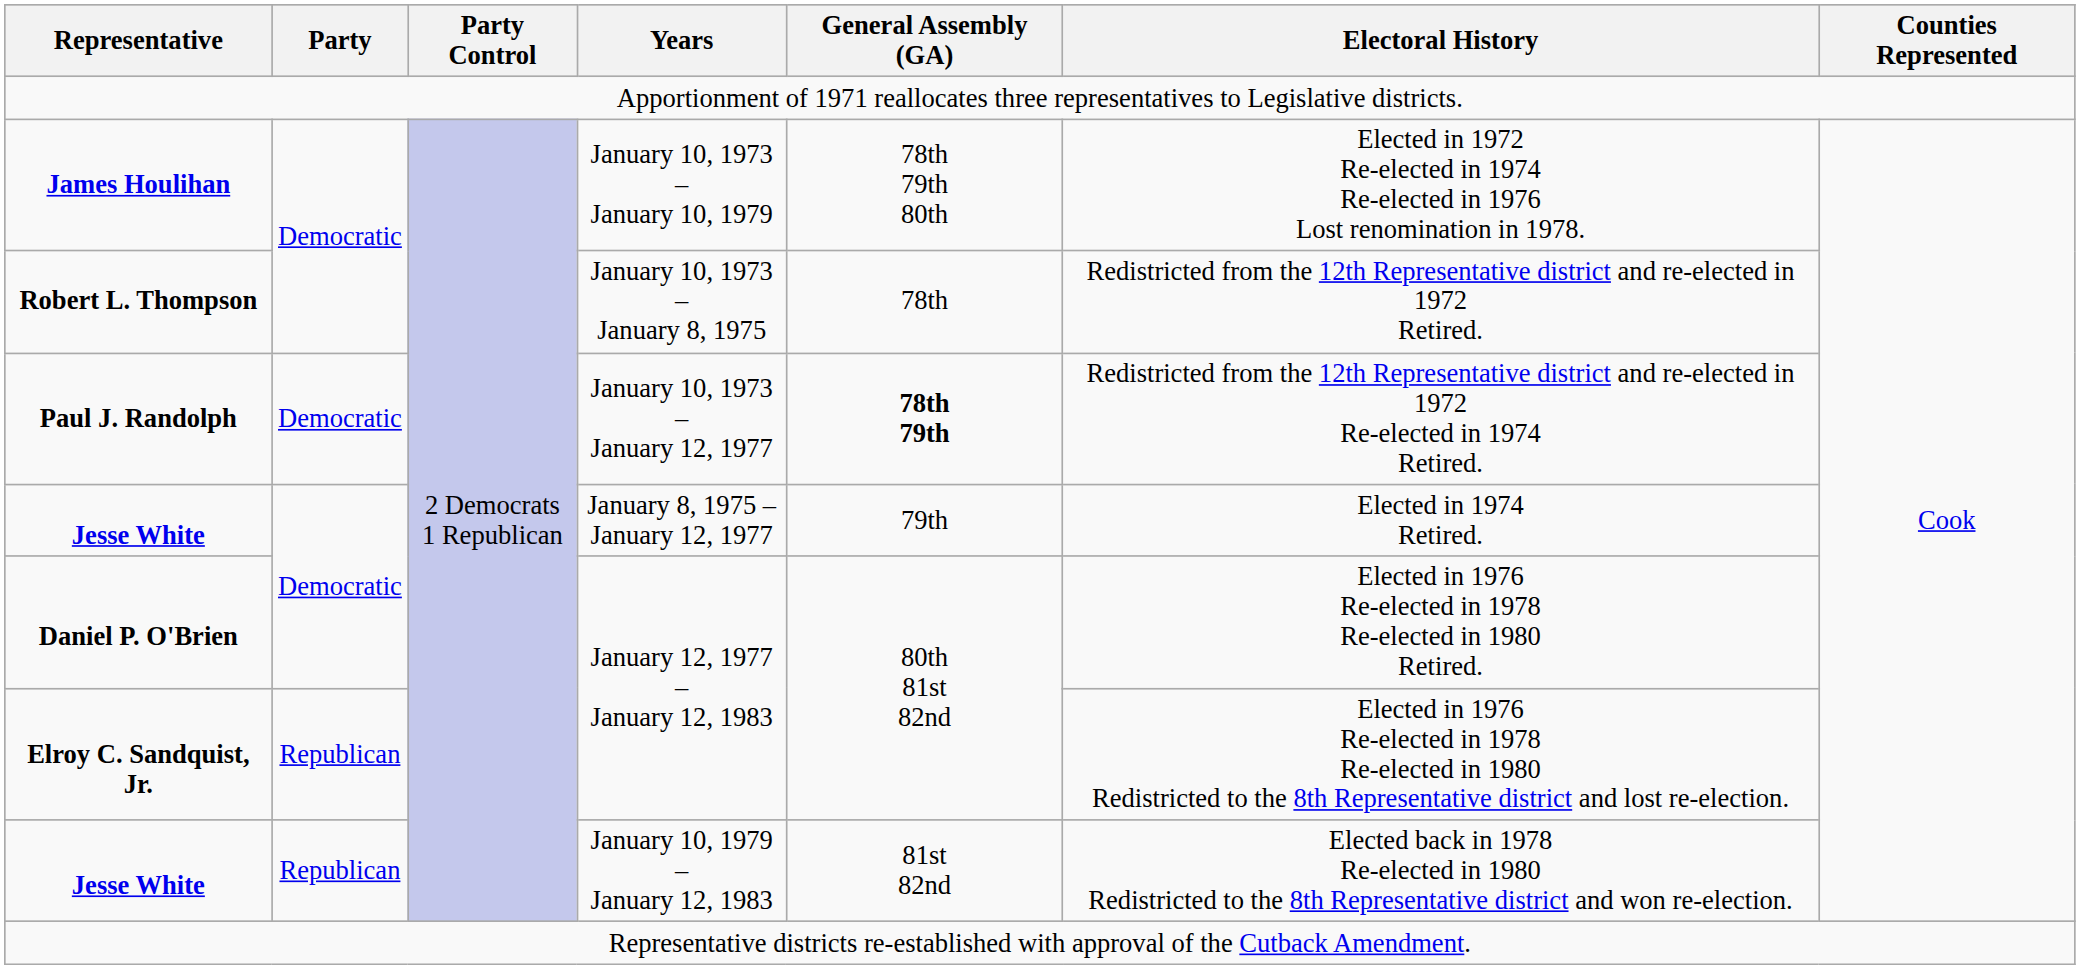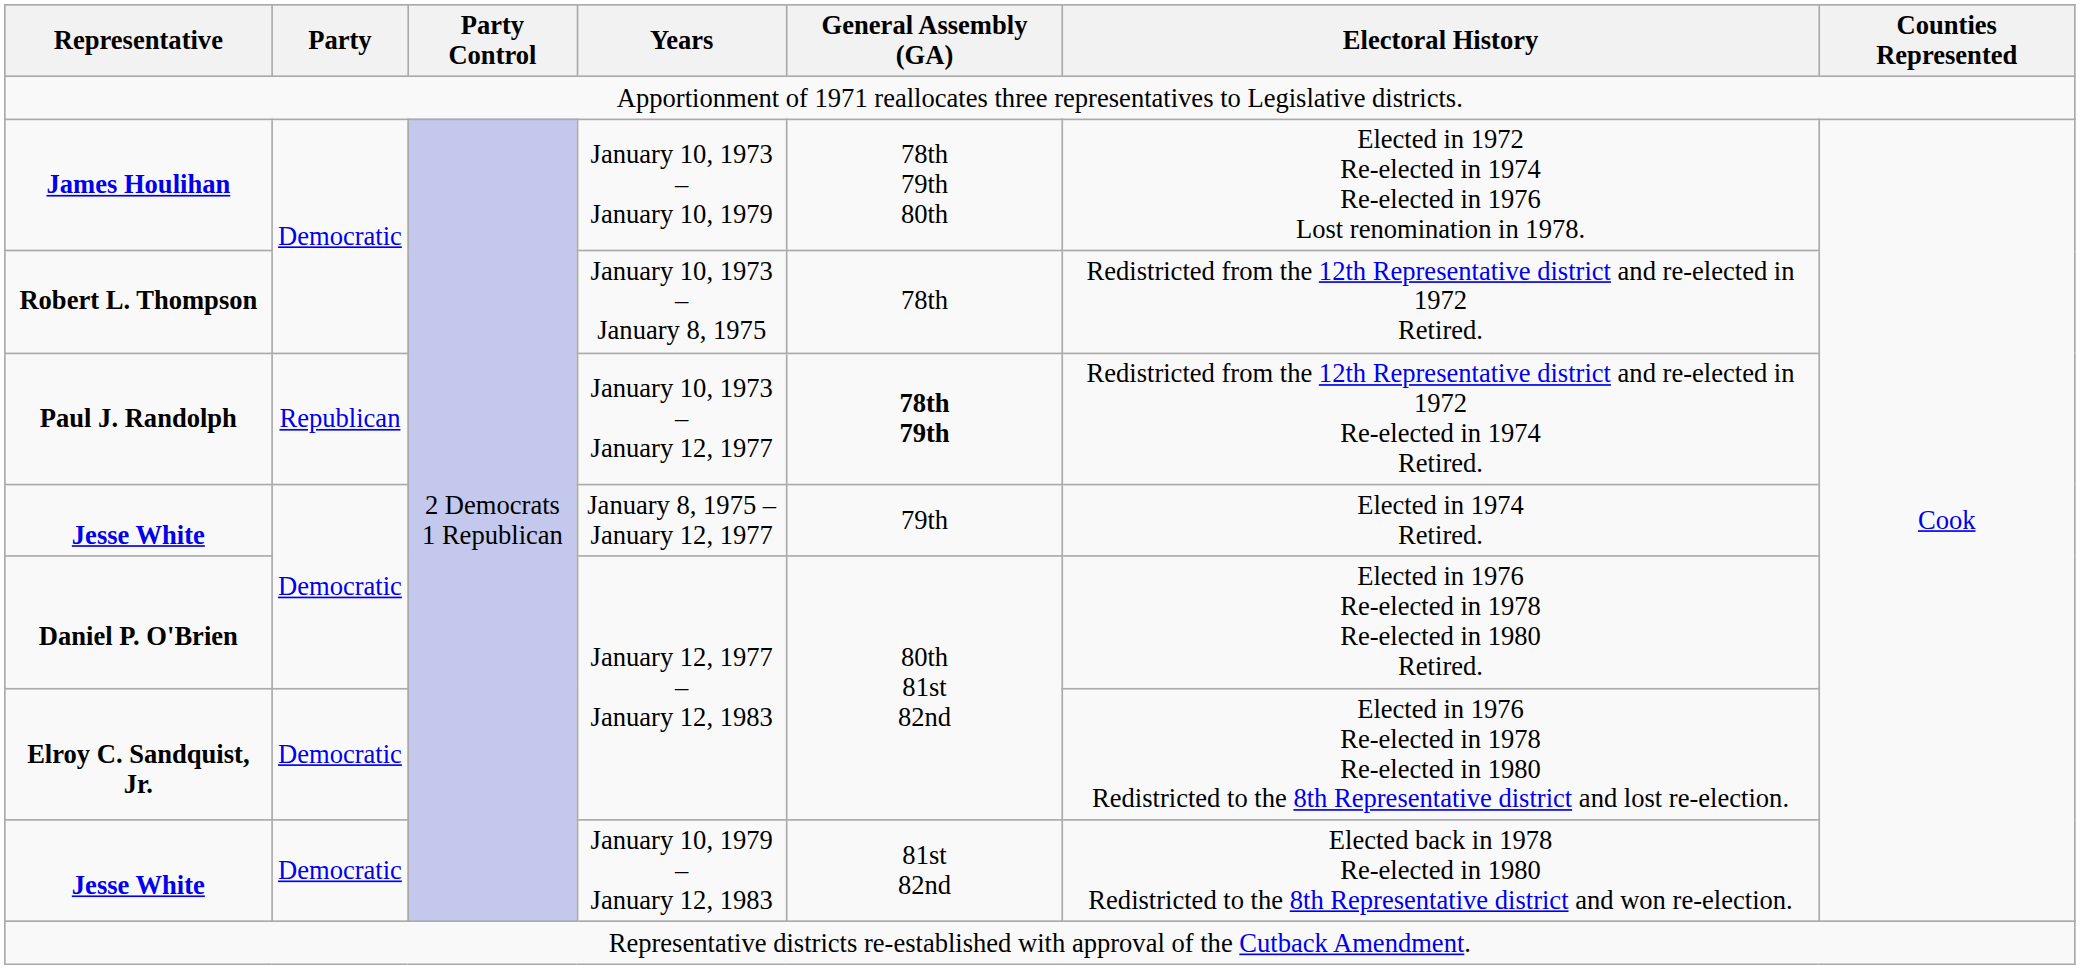(340, 418) Democratic -> (340, 418) Republican
(340, 753) Republican -> (340, 753) Democratic
(340, 870) Republican -> (340, 870) Democratic
